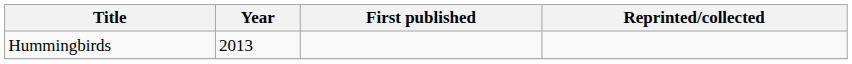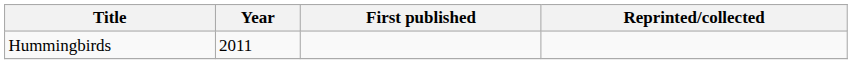(236, 44) 2013 -> (236, 44) 2011
